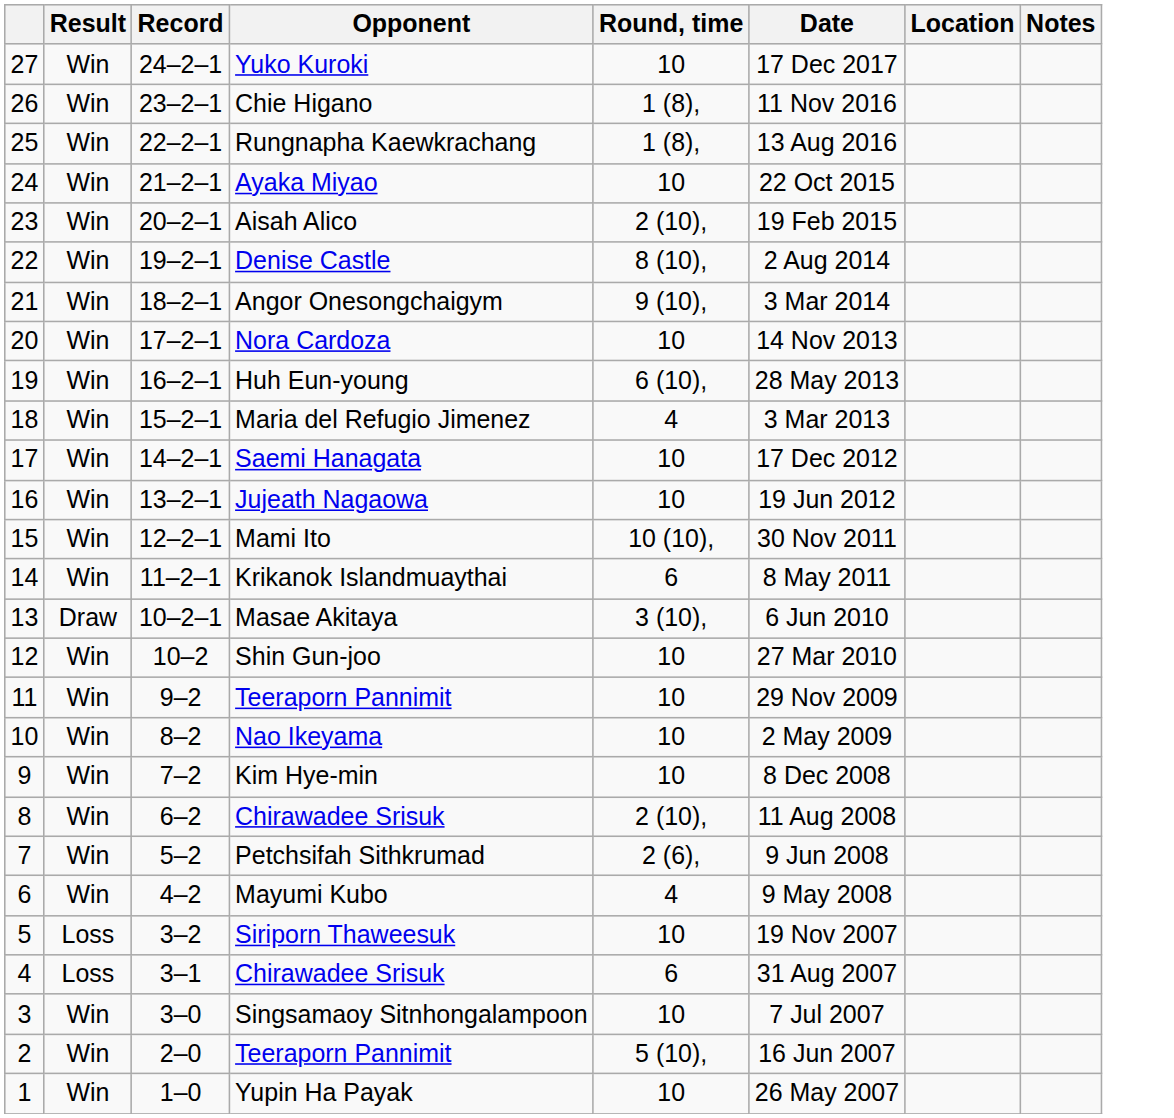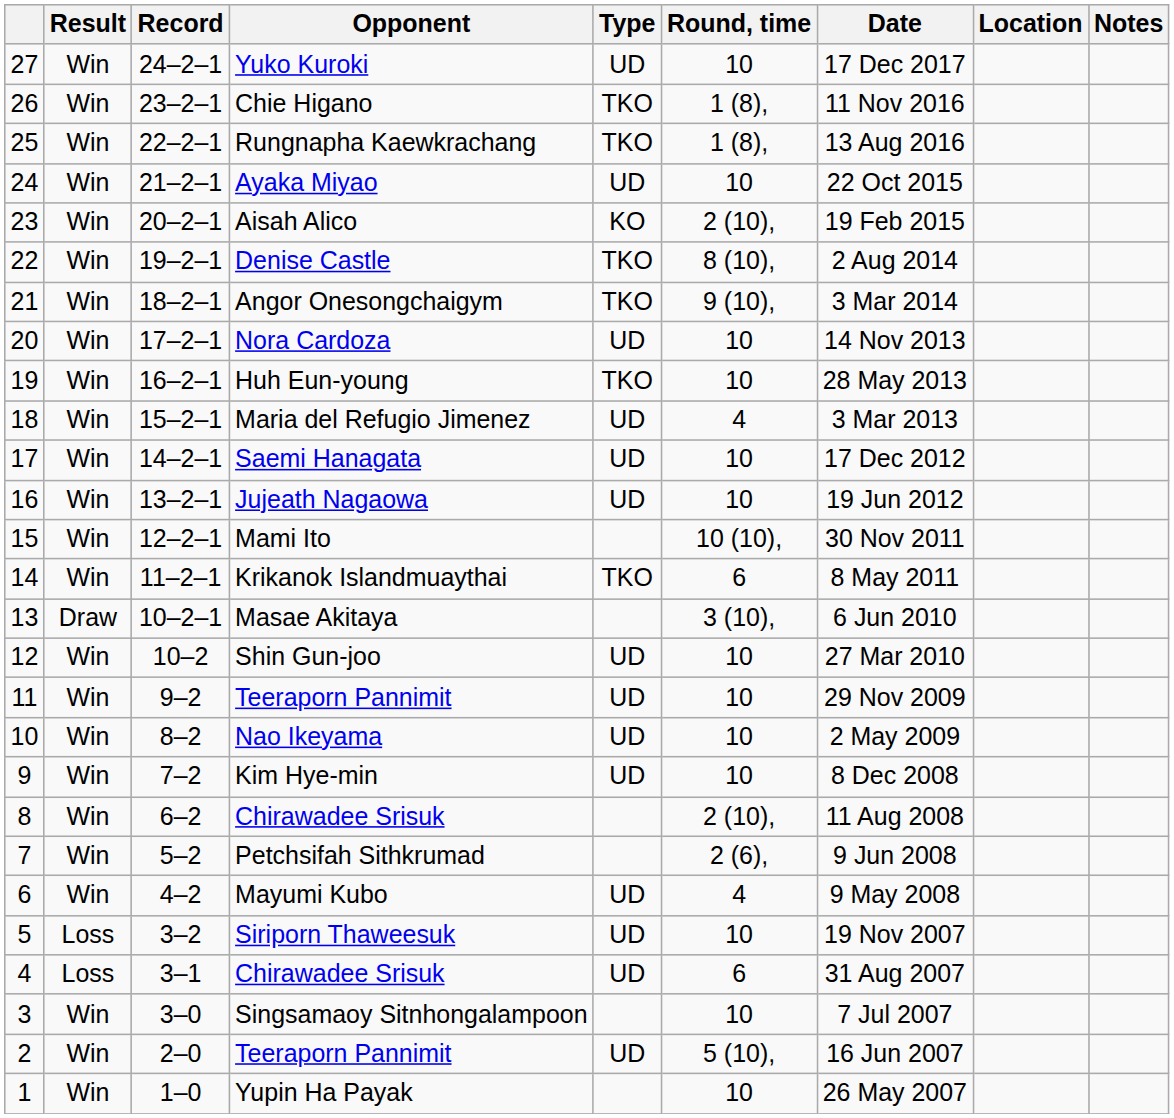+ column: (627, 24)
(671, 380) 6 (10), -> (739, 380) 10
